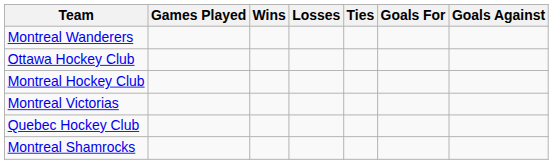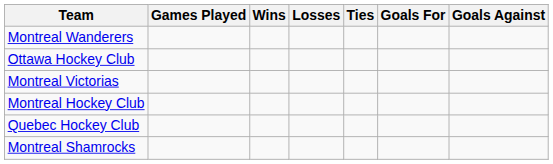rows swapped: (63, 103) <-> (76, 81)
